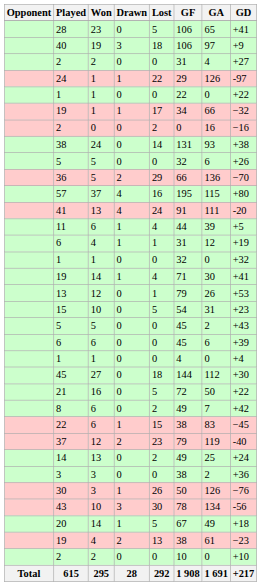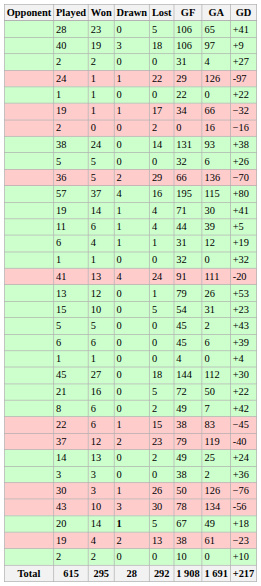rows swapped: (61, 210) <-> (61, 276)
(119, 524) normal -> (119, 524) bold
